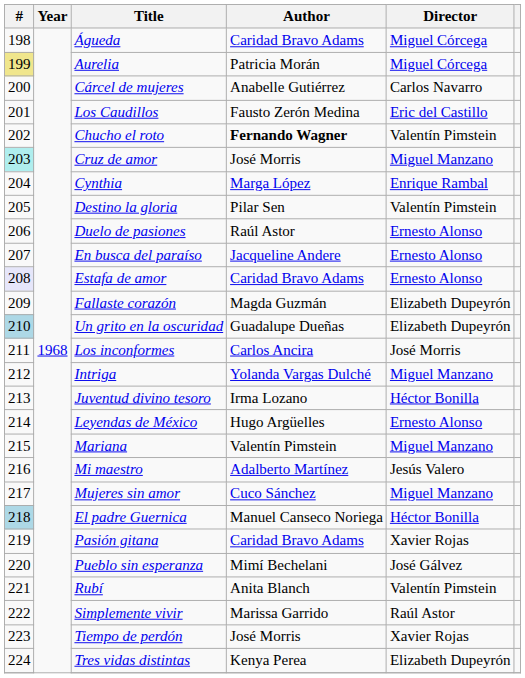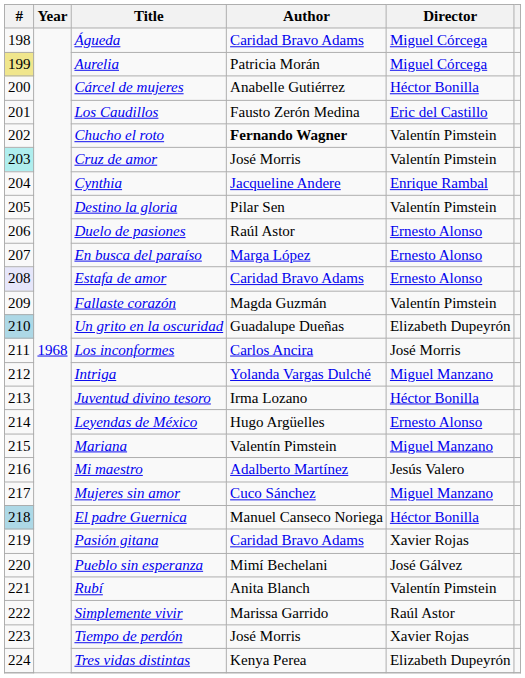(436, 87) Carlos Navarro -> (434, 87) Héctor Bonilla
(441, 159) Miguel Manzano -> (443, 159) Valentín Pimstein
(270, 183) Marga López -> (285, 183) Jacqueline Andere
(285, 254) Jacqueline Andere -> (270, 254) Marga López
(450, 302) Elizabeth Dupeyrón -> (443, 302) Valentín Pimstein
